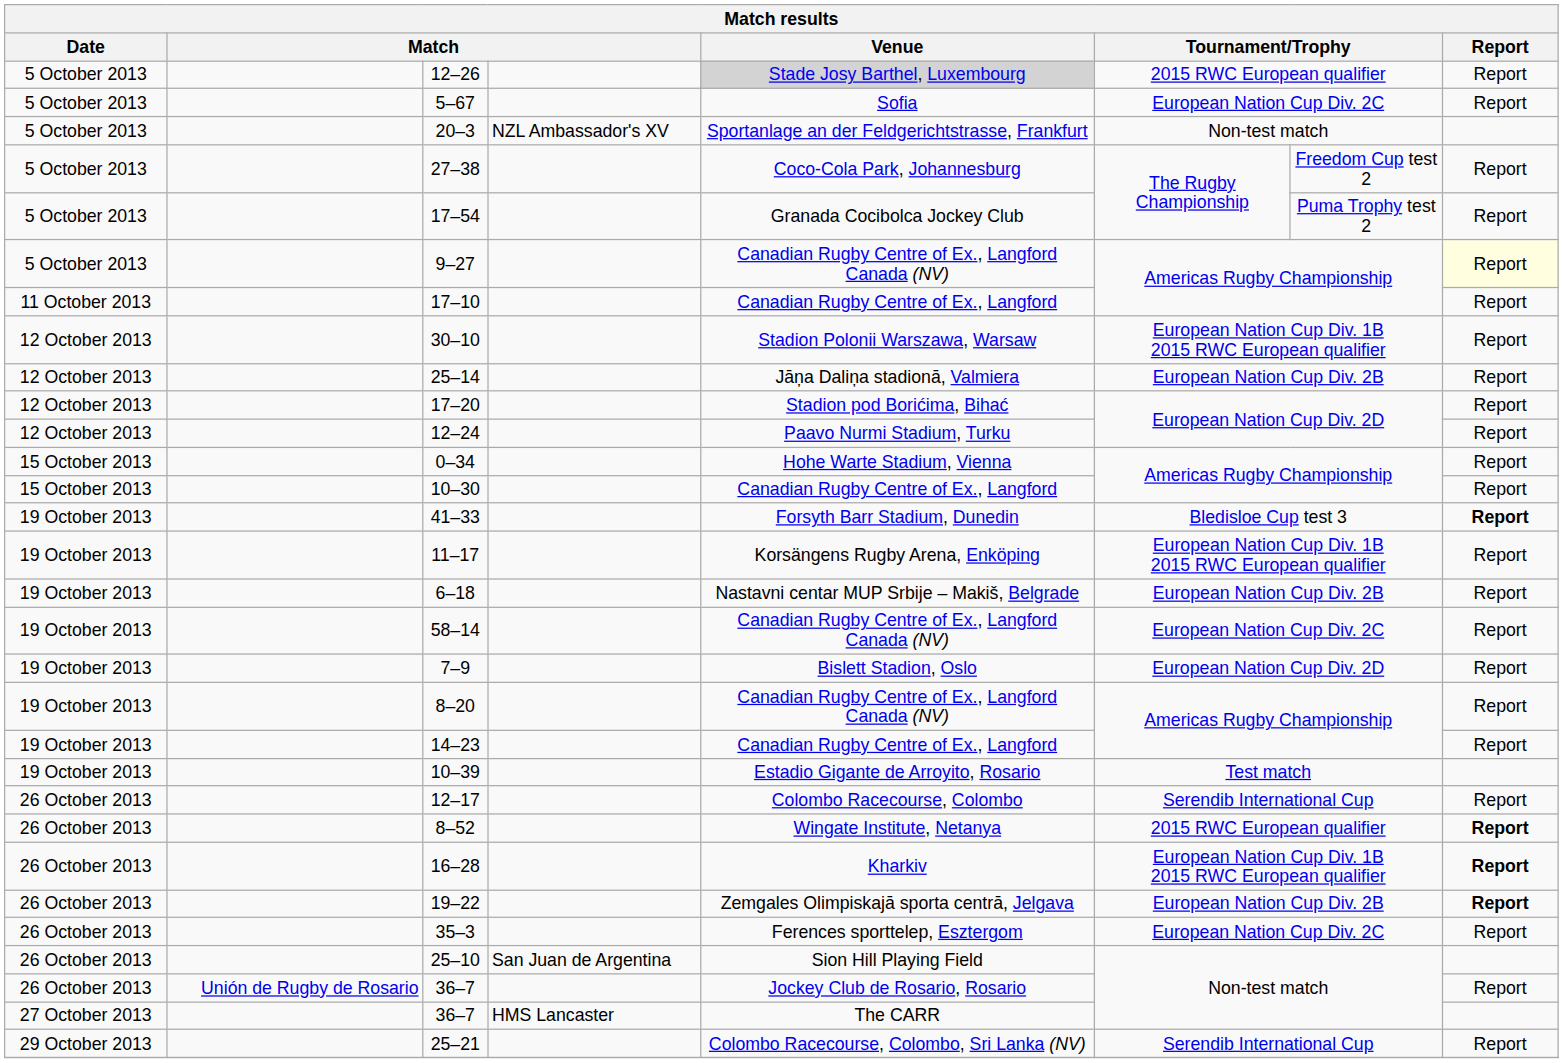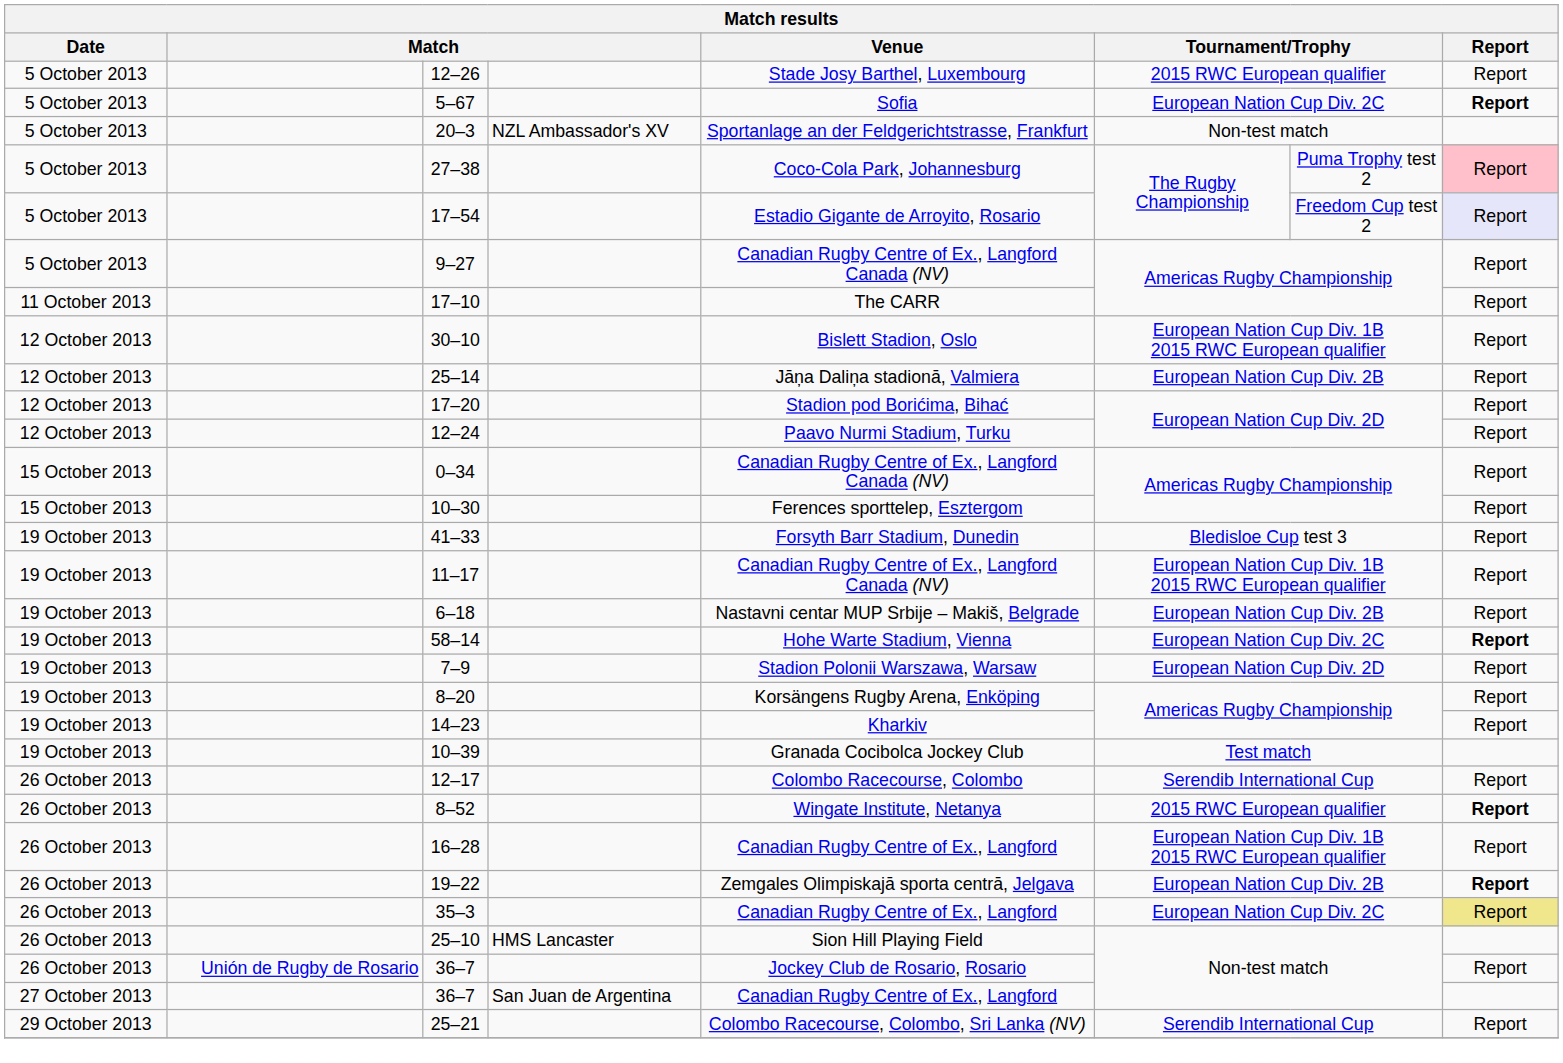(897, 75) lightgrey background -> (897, 75) no background
(1500, 103) normal -> (1500, 103) bold
(1366, 169) Freedom Cup test 2 -> (1366, 169) Puma Trophy test 2
(1500, 169) no background -> (1500, 169) pink background
(897, 216) Granada Cocibolca Jockey Club -> (897, 216) Estadio Gigante de Arroyito, Rosario
(1366, 216) Puma Trophy test 2 -> (1366, 216) Freedom Cup test 2
(1500, 216) no background -> (1500, 216) lavender background
(1500, 264) lightyellow background -> (1500, 264) no background
(897, 302) Canadian Rugby Centre of Ex., Langford -> (897, 302) The CARR
(897, 340) Stadion Polonii Warszawa, Warsaw -> (897, 340) Bislett Stadion, Oslo
(897, 461) Hohe Warte Stadium, Vienna -> (897, 471) Canadian Rugby Centre of Ex., Langford Canada (NV)
(897, 489) Canadian Rugby Centre of Ex., Langford -> (897, 509) Ferences sporttelep, Esztergom
(1500, 517) bold -> (1500, 537) normal
(897, 555) Korsängens Rugby Arena, Enköping -> (897, 575) Canadian Rugby Centre of Ex., Langford Canada (NV)
(897, 631) Canadian Rugby Centre of Ex., Langford Canada (NV) -> (897, 641) Hohe Warte Stadium, Vienna
(1500, 631) normal -> (1500, 641) bold
(897, 669) Bislett Stadion, Oslo -> (897, 669) Stadion Polonii Warszawa, Warsaw
(897, 707) Canadian Rugby Centre of Ex., Langford Canada (NV) -> (897, 697) Korsängens Rugby Arena, Enköping
(897, 744) Canadian Rugby Centre of Ex., Langford -> (897, 725) Kharkiv
(897, 772) Estadio Gigante de Arroyito, Rosario -> (897, 753) Granada Cocibolca Jockey Club
(897, 866) Kharkiv -> (897, 846) Canadian Rugby Centre of Ex., Langford
(1500, 866) bold -> (1500, 846) normal
(897, 932) Ferences sporttelep, Esztergom -> (897, 912) Canadian Rugby Centre of Ex., Langford
(1500, 932) no background -> (1500, 912) khaki background
(582, 960) San Juan de Argentina -> (553, 940) HMS Lancaster
(553, 1016) HMS Lancaster -> (582, 996) San Juan de Argentina
(897, 1016) The CARR -> (897, 996) Canadian Rugby Centre of Ex., Langford
